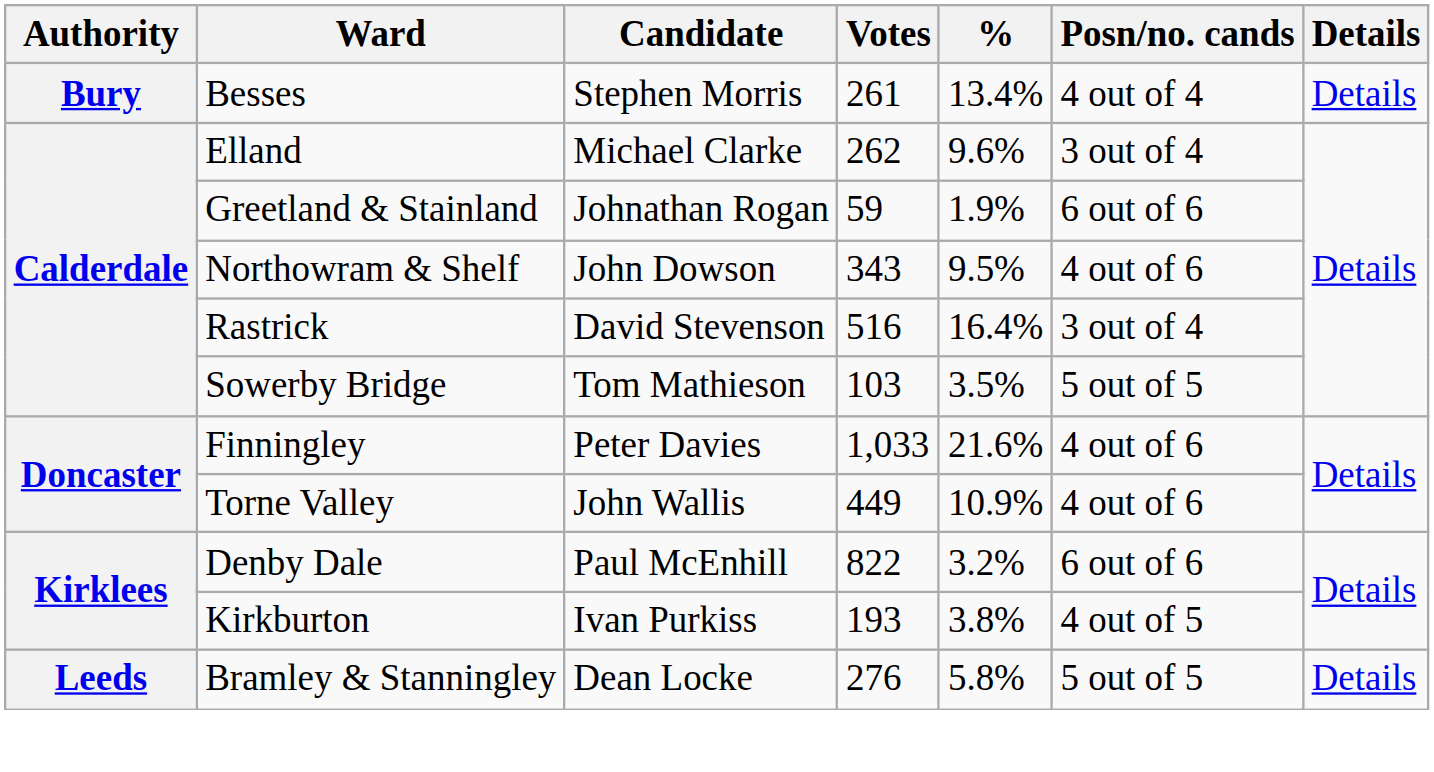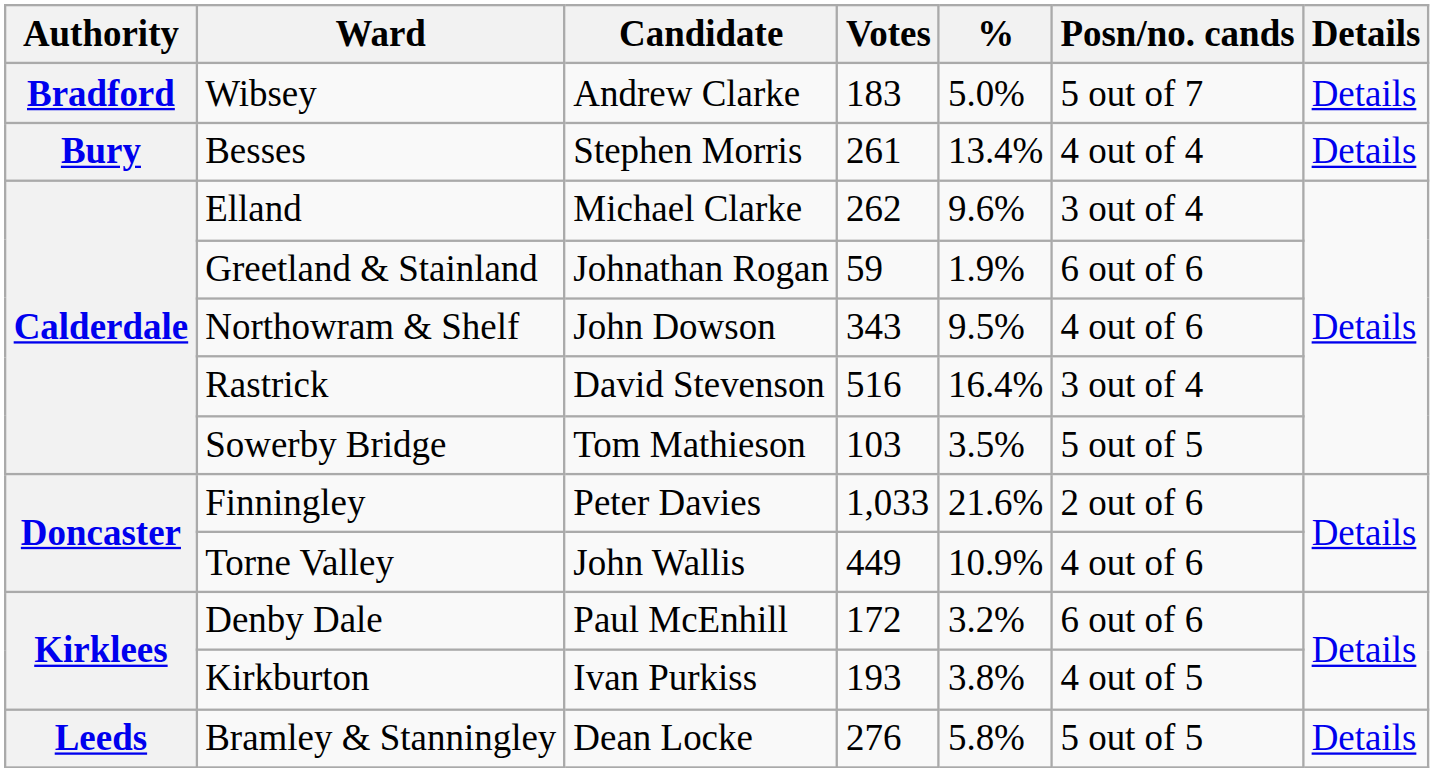+ row: (261, 92)
(1132, 444) 4 out of 6 -> (1132, 502) 2 out of 6
(874, 561) 822 -> (874, 619) 172
